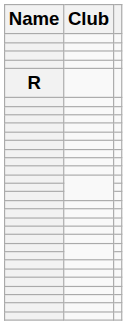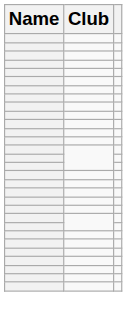- row: (34, 82)
